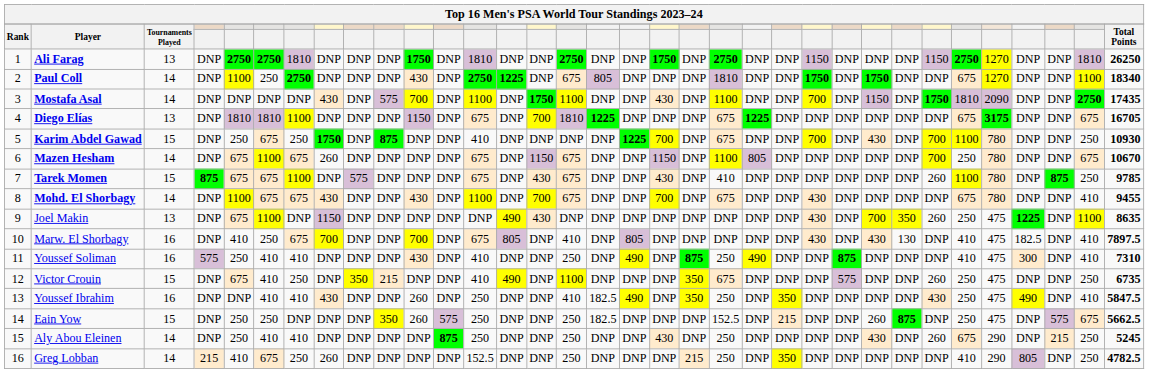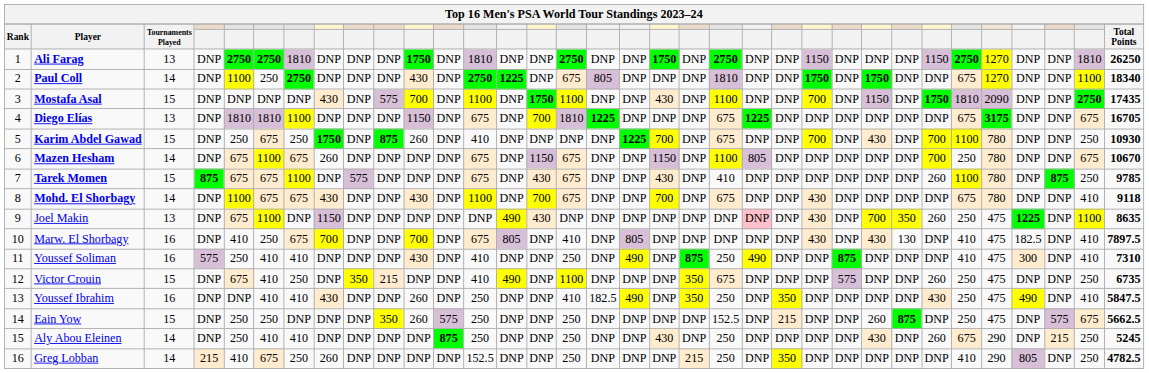(169, 98) 14 -> (169, 98) 15
(419, 138) DNP -> (419, 138) 260
(1128, 198) 9455 -> (1129, 198) 9118
(757, 218) no background -> (757, 218) pink background
(603, 318) 182.5 -> (603, 318) DNP
